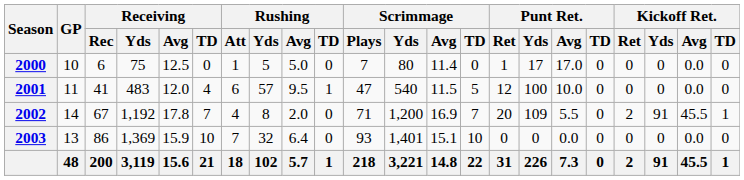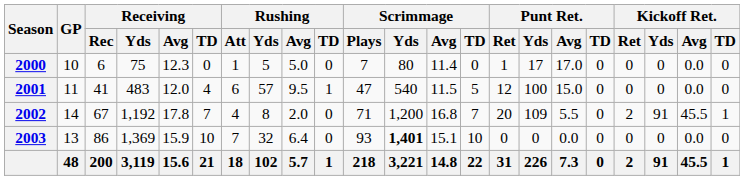(176, 65) 12.5 -> (176, 65) 12.3
(569, 89) 10.0 -> (569, 89) 15.0
(444, 114) 16.9 -> (444, 114) 16.8
(406, 138) normal -> (406, 138) bold
